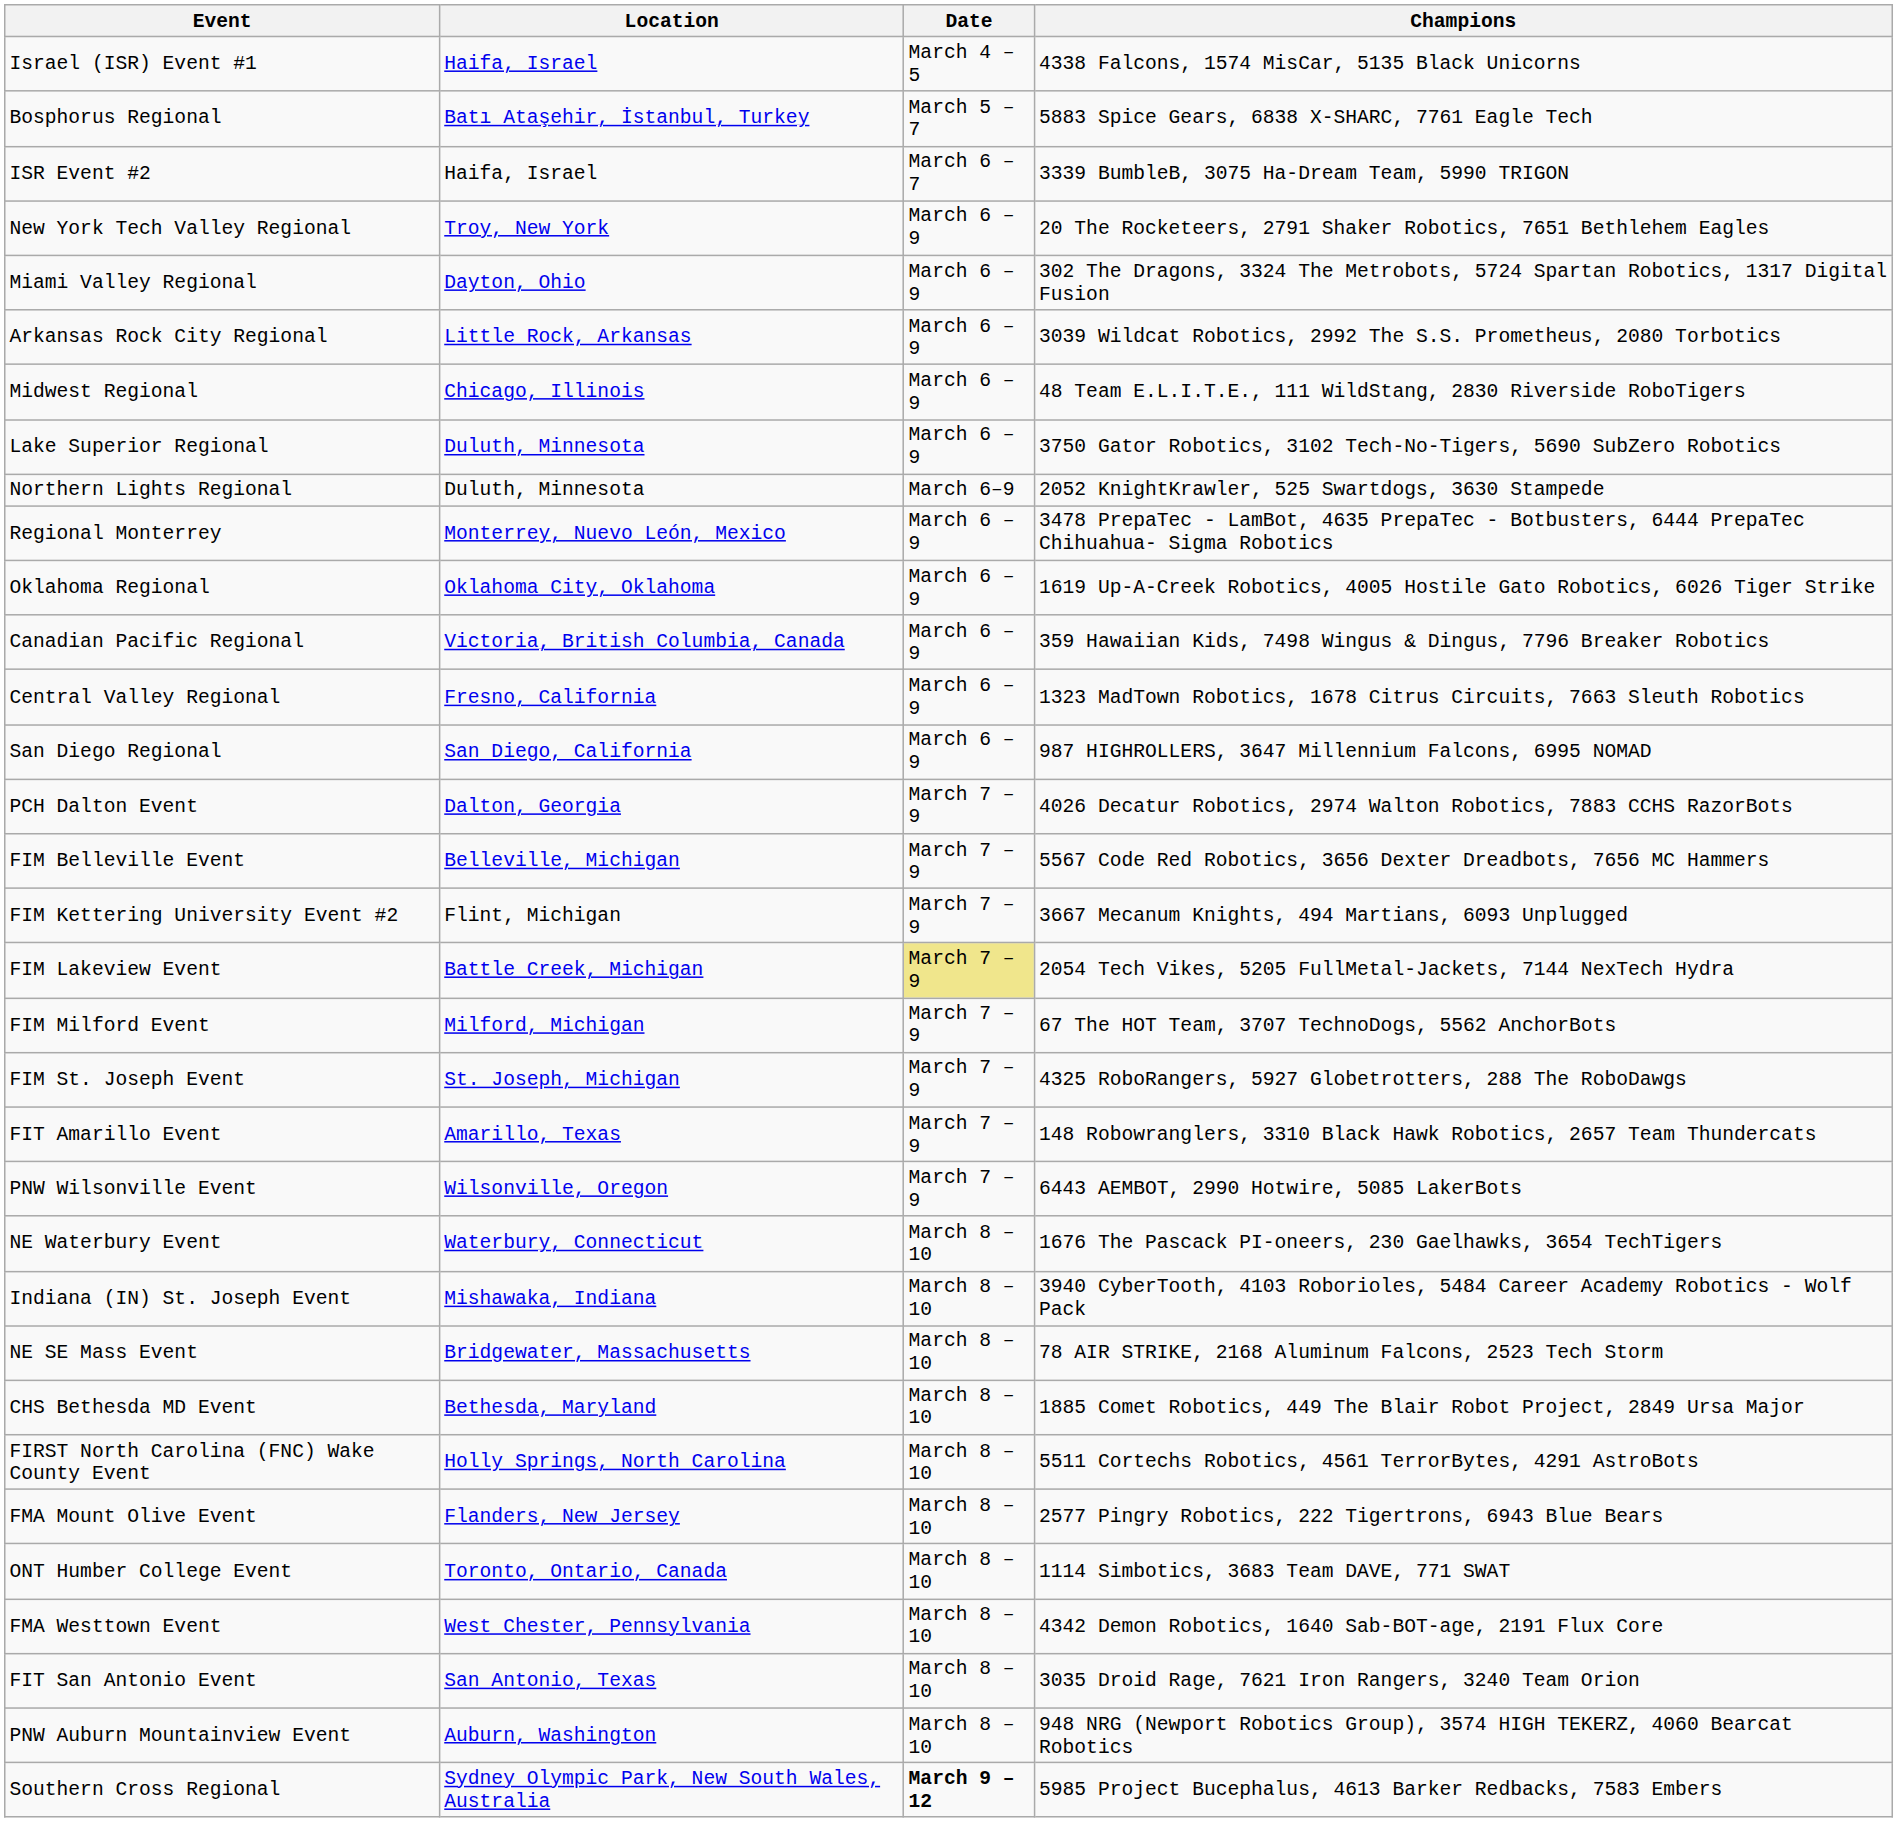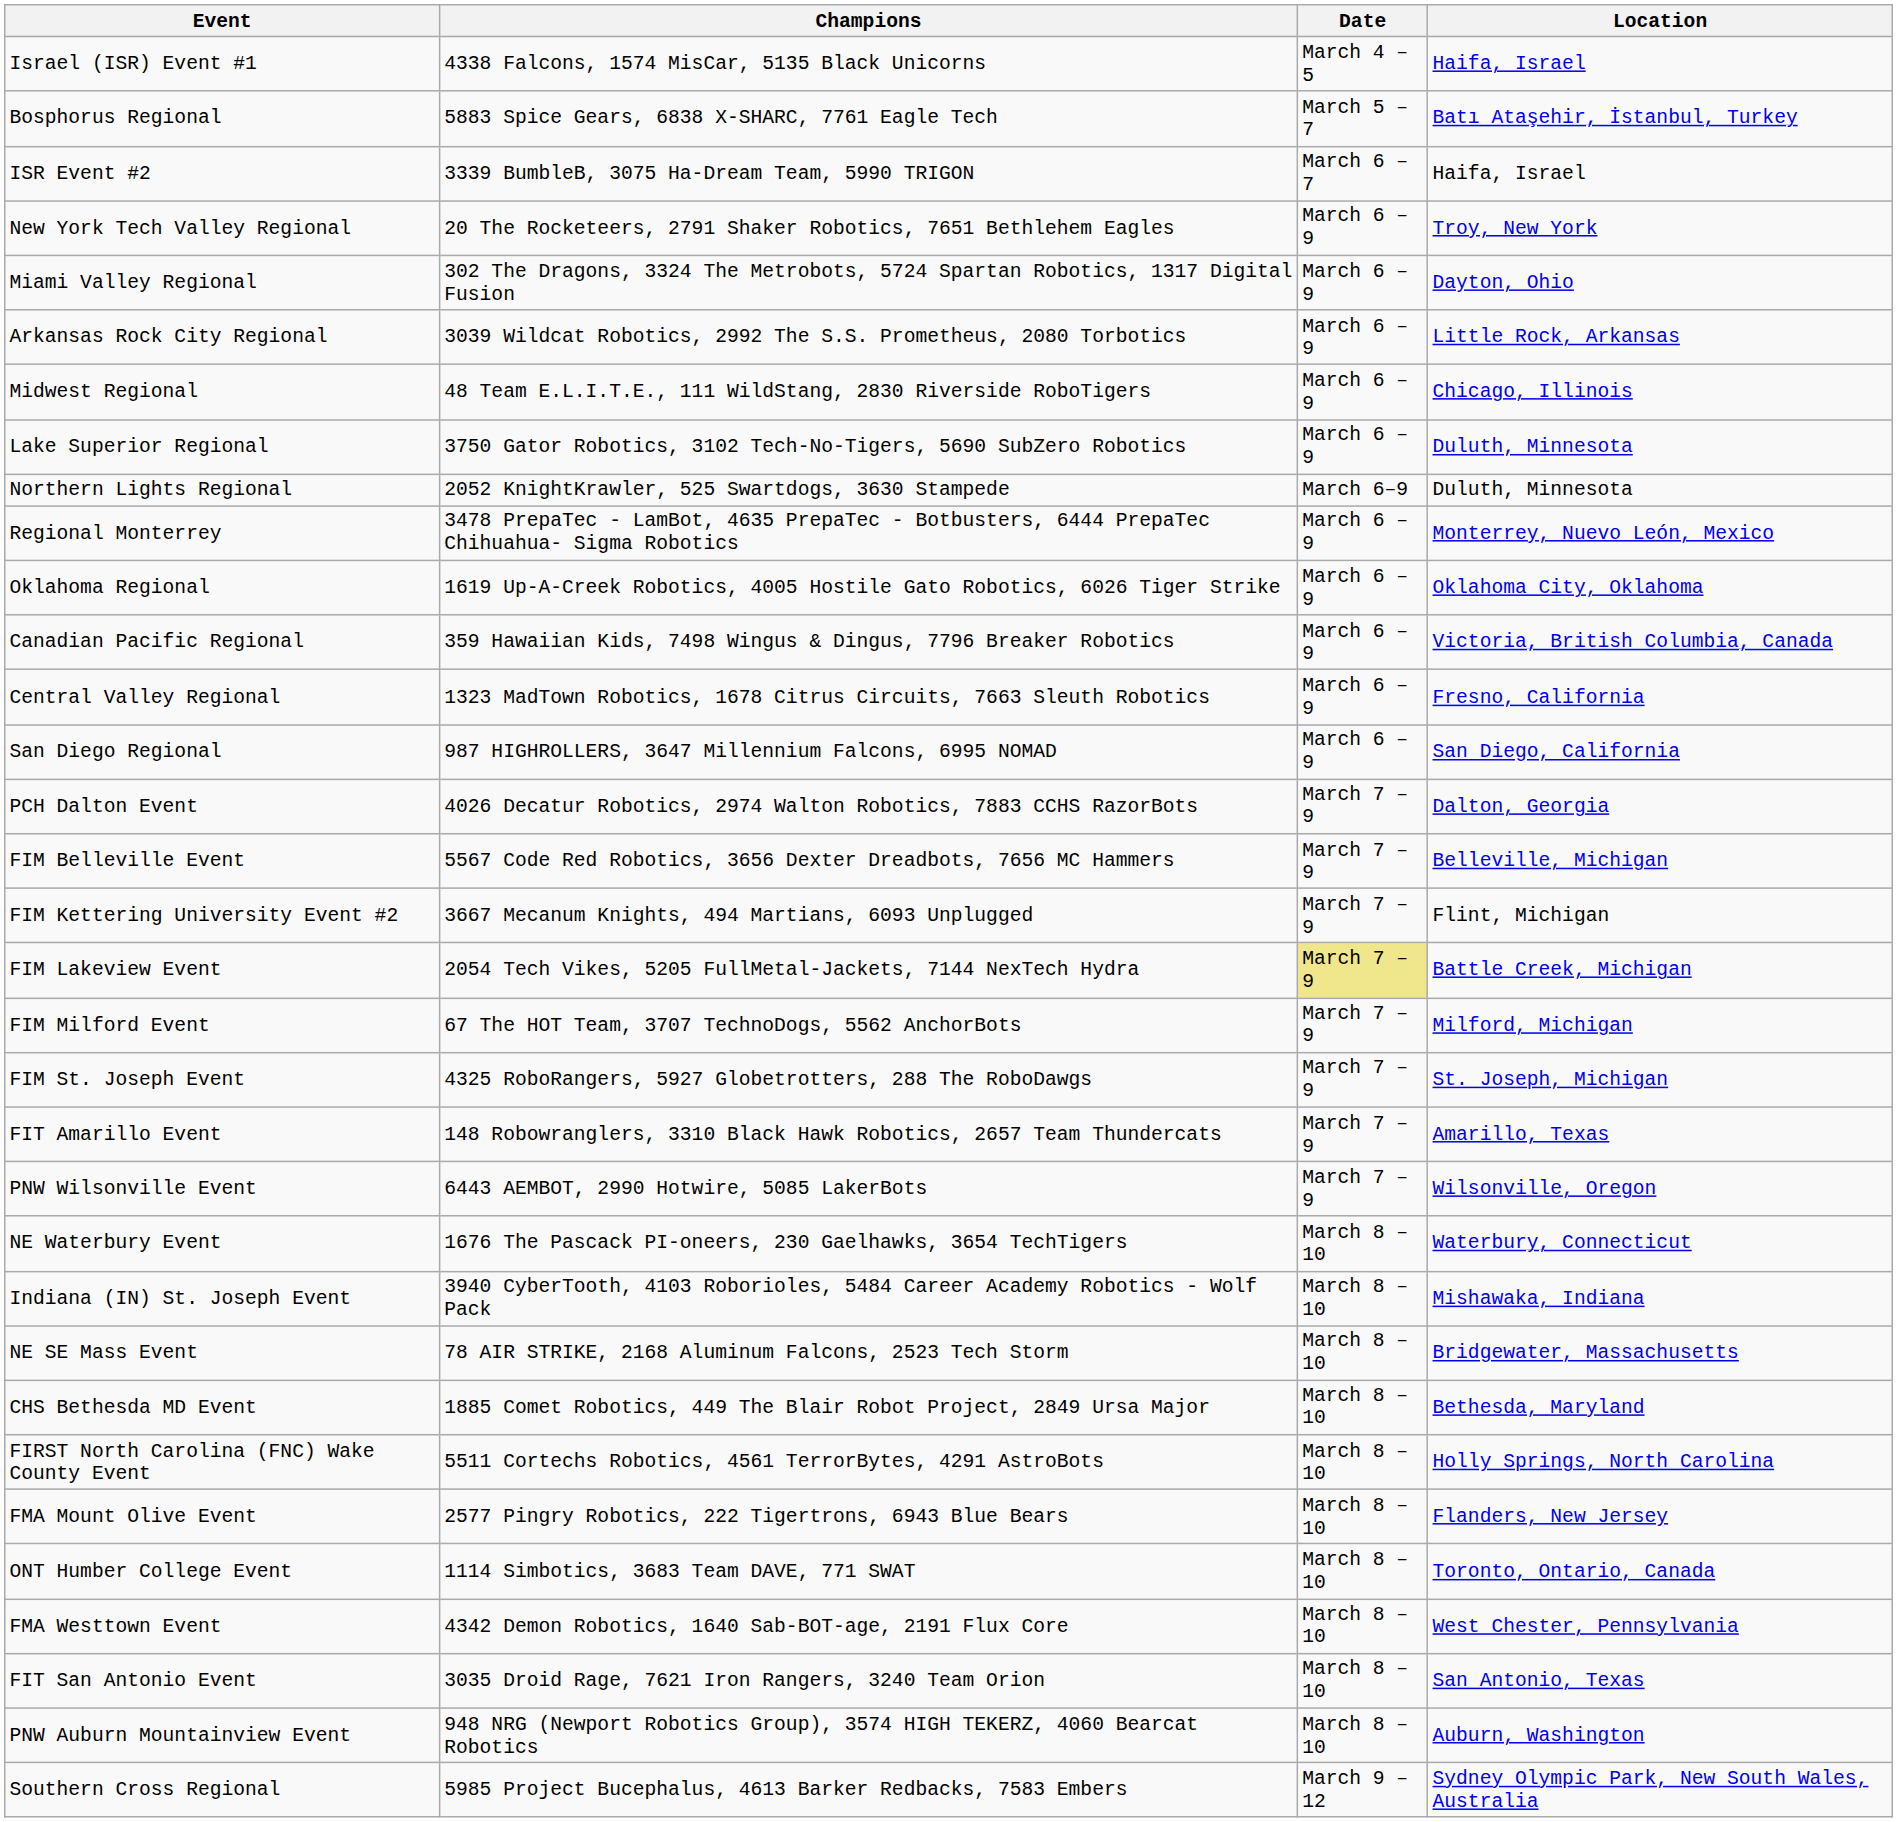columns swapped: (672, 21) <-> (1463, 21)
(962, 1790) bold -> (1355, 1790) normal
